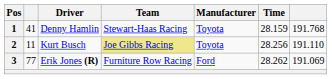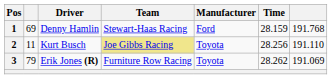(31, 29) 41 -> (31, 29) 69
(210, 29) Toyota -> (206, 29) Ford
(31, 61) 77 -> (31, 61) 79
(206, 61) Ford -> (210, 61) Toyota
